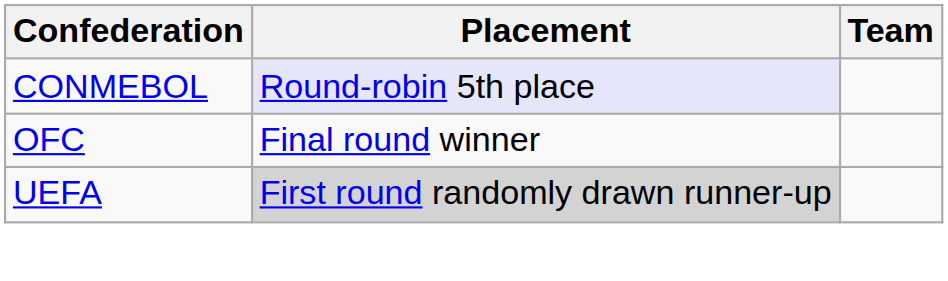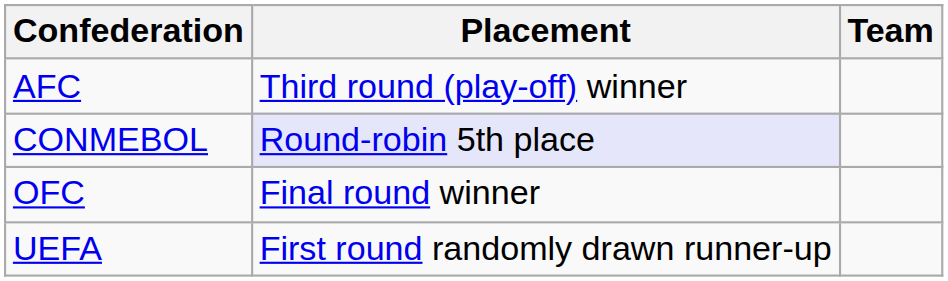+ row: (47, 85)
(546, 193) lightgrey background -> (546, 247) no background
